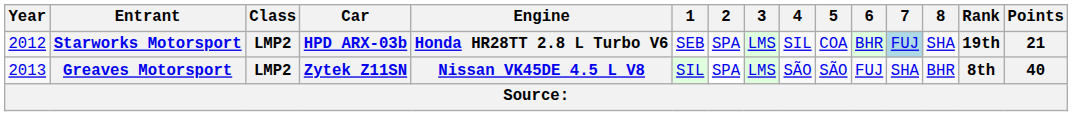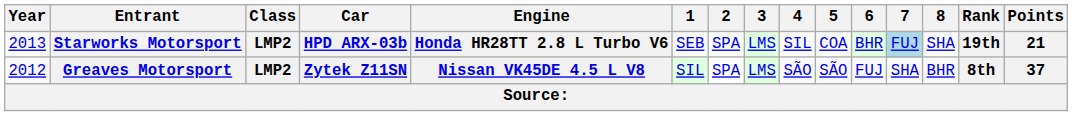(27, 44) 2012 -> (27, 44) 2013
(27, 70) 2013 -> (27, 70) 2012
(1036, 70) 40 -> (1036, 70) 37
